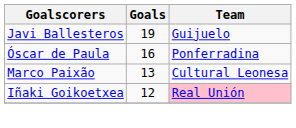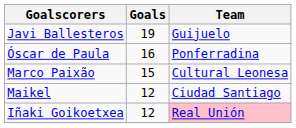(148, 73) 13 -> (148, 73) 15
+ row: (29, 93)
